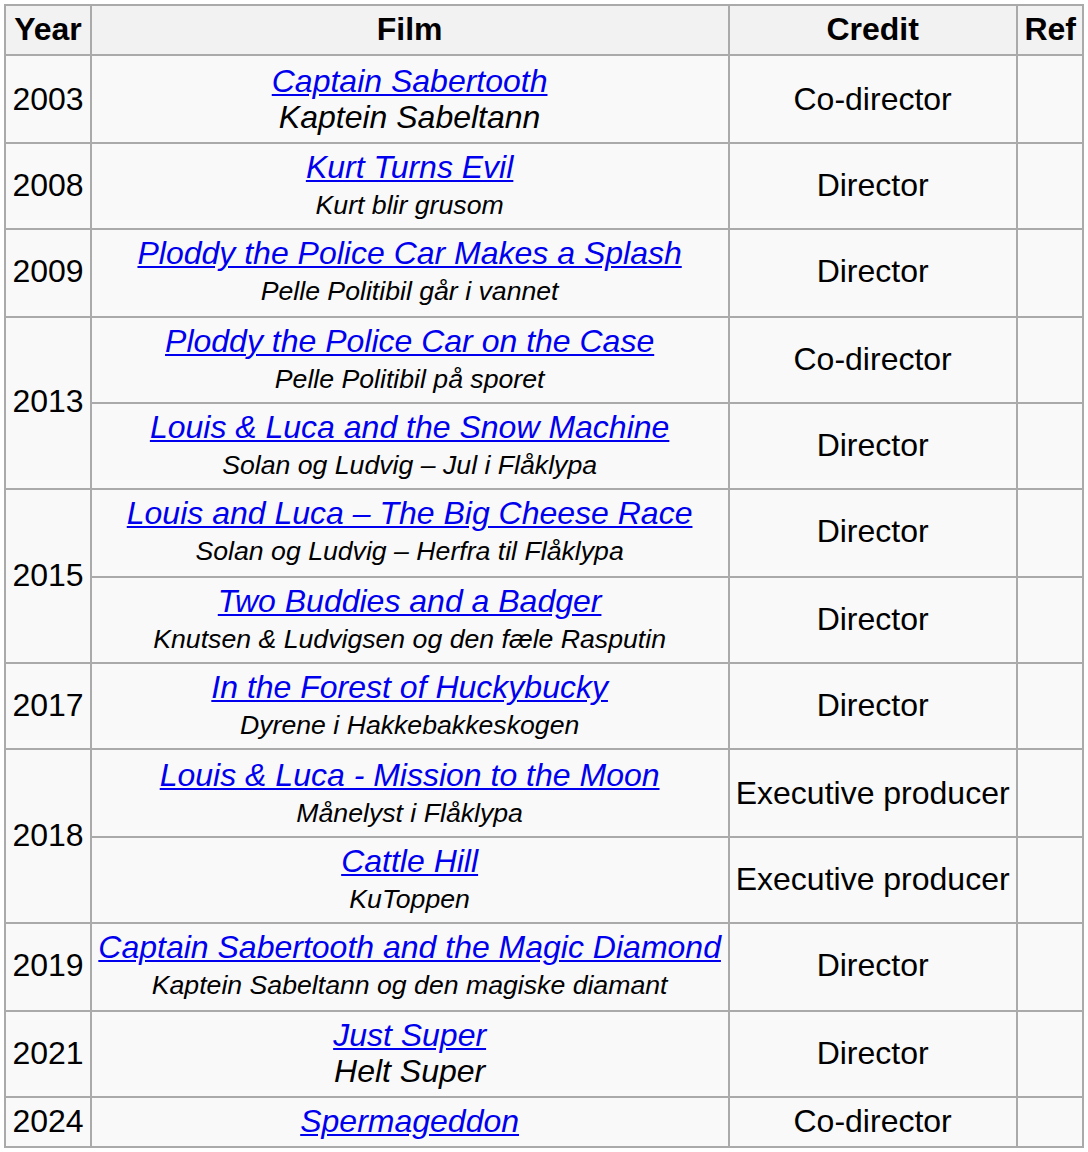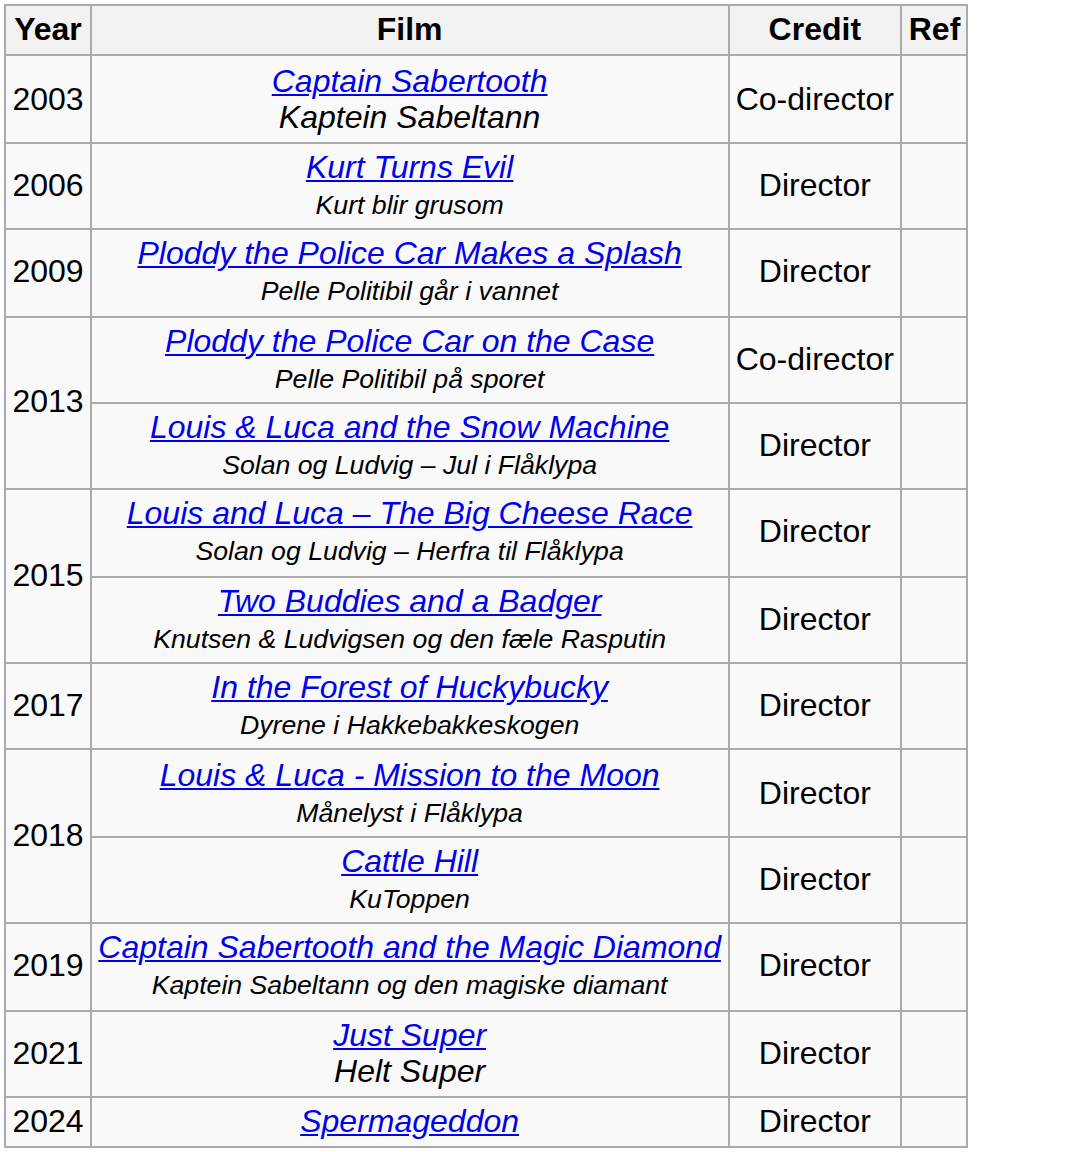(48, 185) 2008 -> (48, 185) 2006
(873, 792) Executive producer -> (815, 792) Director
(873, 879) Executive producer -> (815, 879) Director
(873, 1121) Co-director -> (815, 1121) Director
